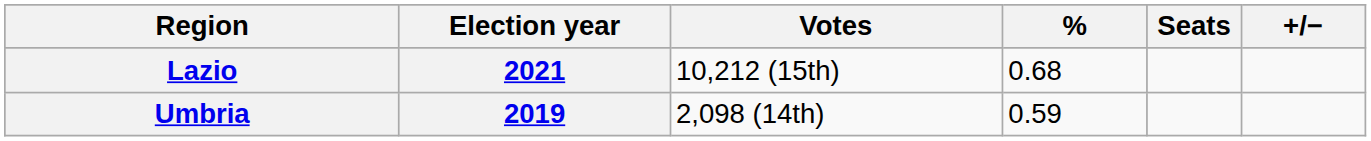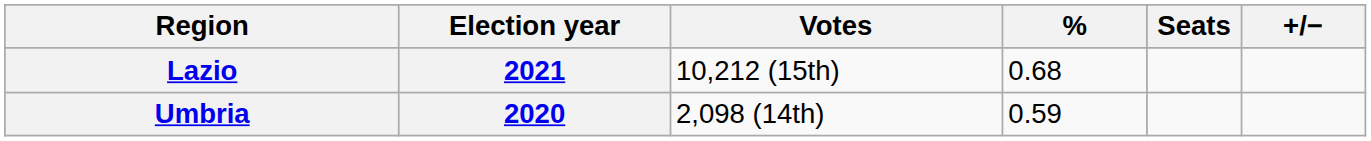(535, 113) 2019 -> (535, 113) 2020
